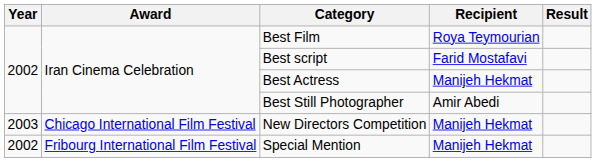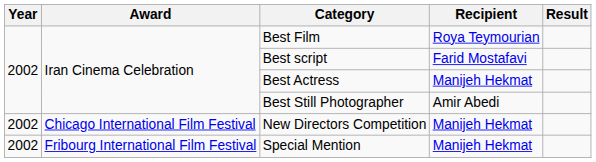(23, 124) 2003 -> (23, 124) 2002
